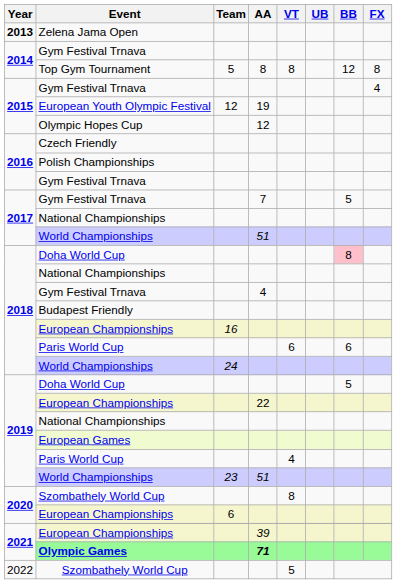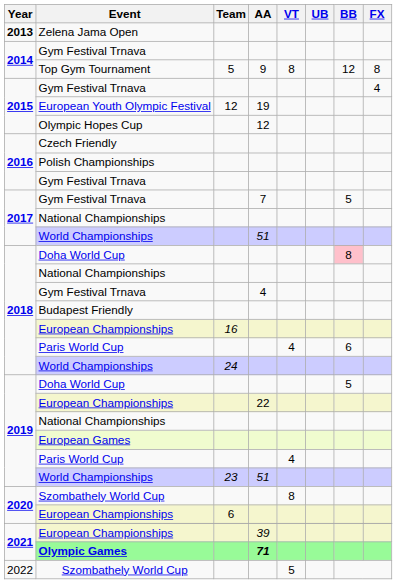(263, 69) 8 -> (263, 69) 9
(291, 347) 6 -> (291, 347) 4
